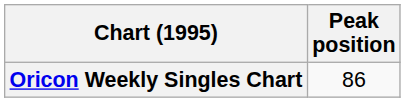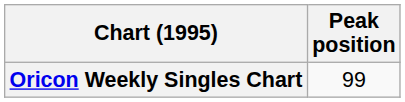(354, 79) 86 -> (354, 79) 99
